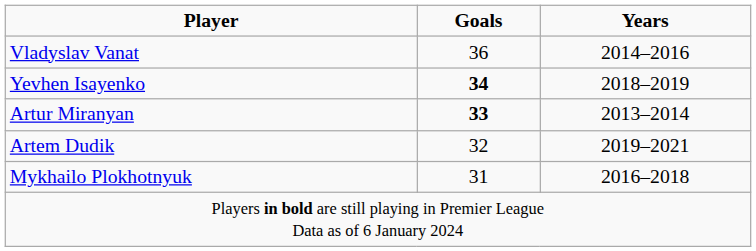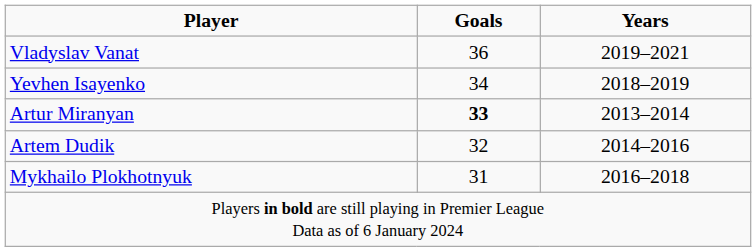(645, 51) 2014–2016 -> (645, 51) 2019–2021
(478, 83) bold -> (478, 83) normal
(645, 145) 2019–2021 -> (645, 145) 2014–2016
